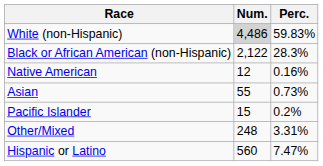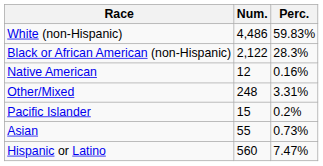(252, 33) lightgrey background -> (252, 33) no background
rows swapped: (23, 92) <-> (41, 131)
